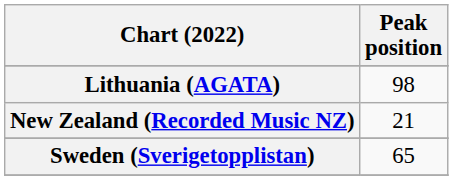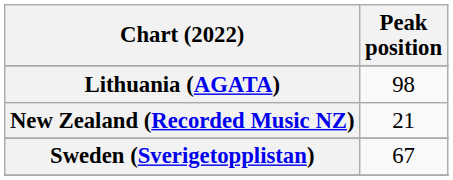(404, 156) 65 -> (404, 156) 67
